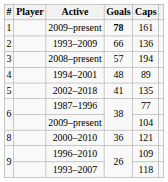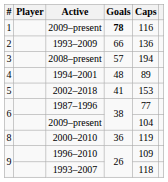(146, 28) 161 -> (146, 28) 116
(146, 91) 135 -> (146, 91) 153
(146, 138) 121 -> (146, 138) 119
